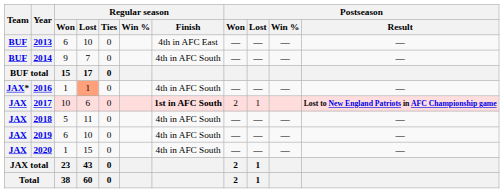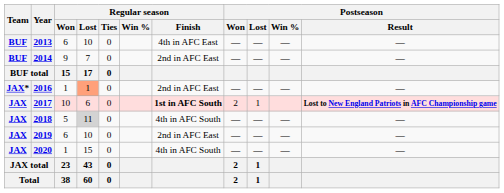(188, 58) 4th in AFC South -> (188, 58) 2nd in AFC East
(188, 88) 4th in AFC South -> (188, 88) 2nd in AFC East
(88, 119) no background -> (88, 119) lightgrey background
(188, 134) 4th in AFC South -> (188, 134) 2nd in AFC East
